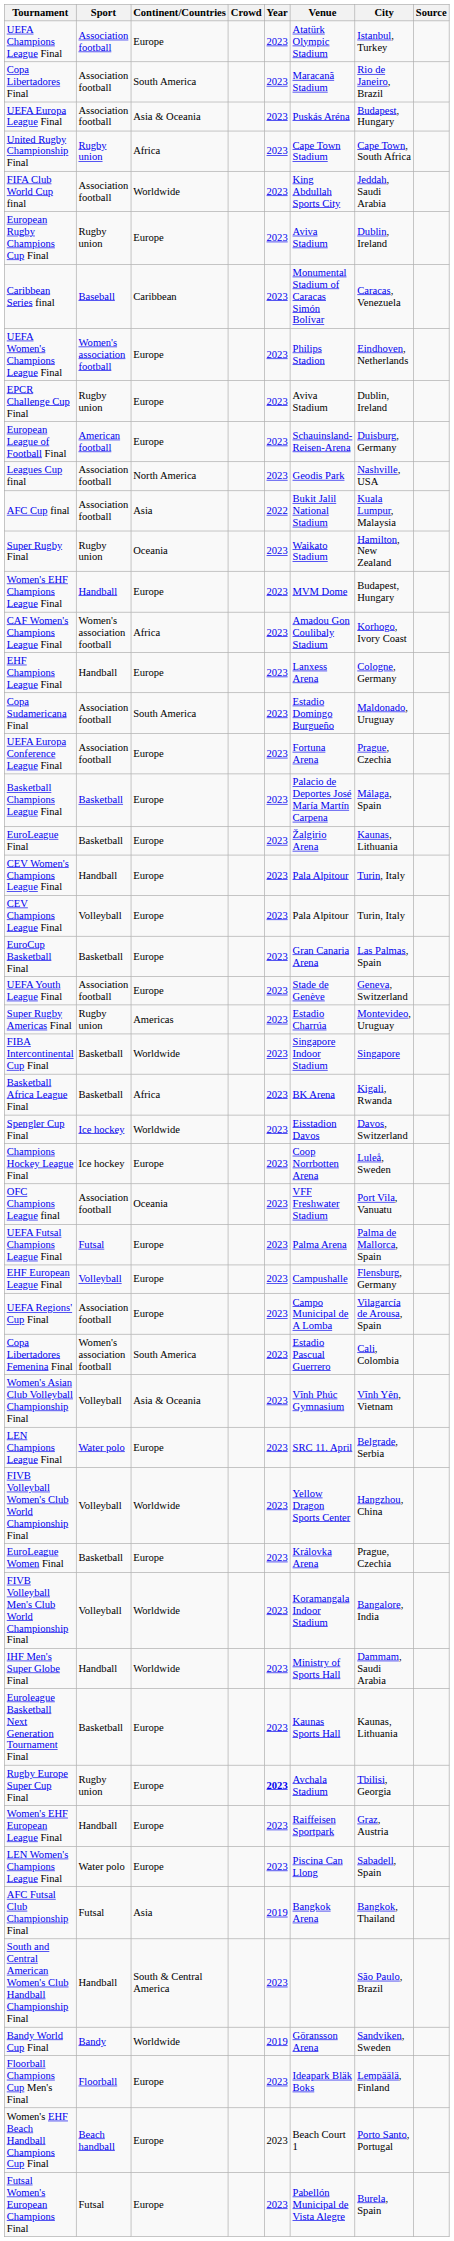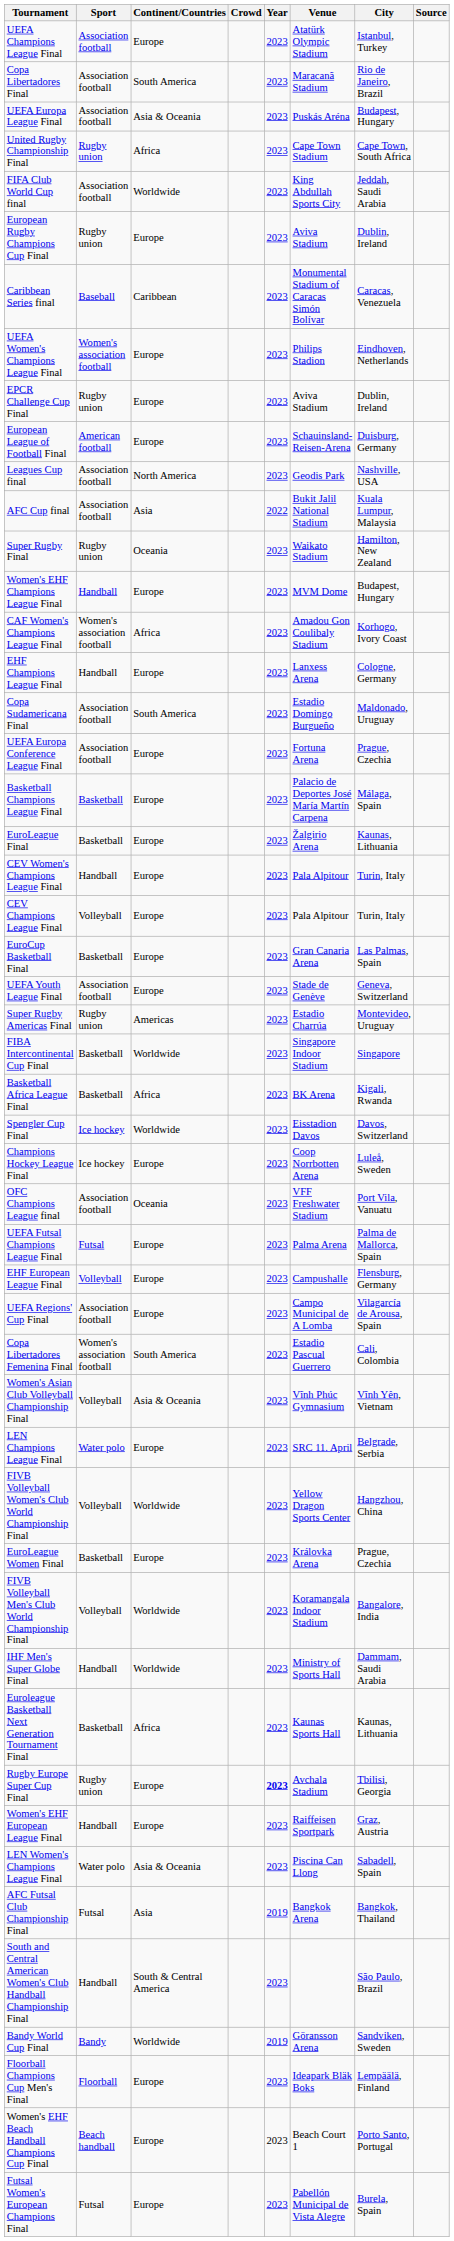(148, 1727) Europe -> (147, 1727) Africa
(148, 1866) Europe -> (167, 1866) Asia & Oceania
